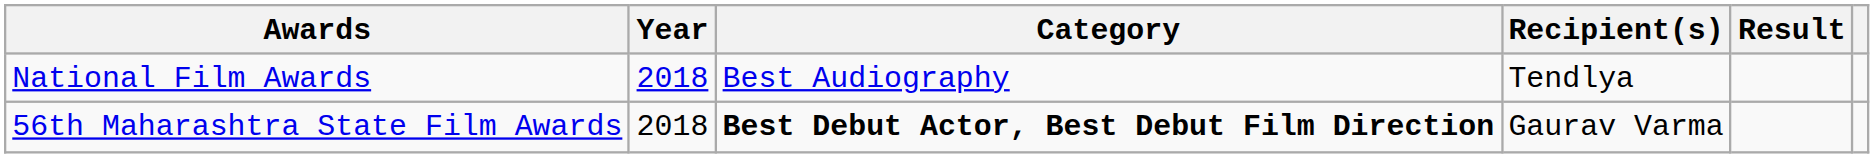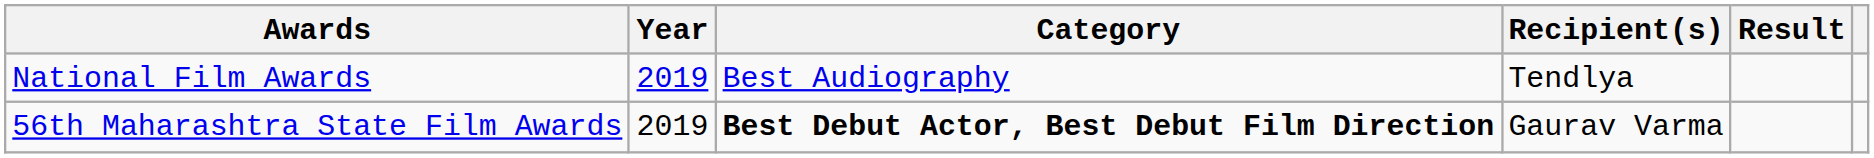(672, 78) 2018 -> (672, 78) 2019
(672, 127) 2018 -> (672, 127) 2019
